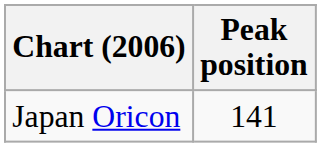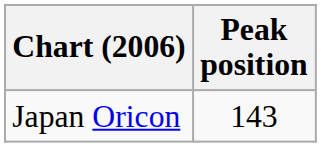(254, 115) 141 -> (254, 115) 143
